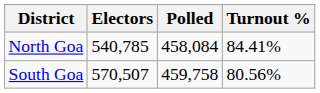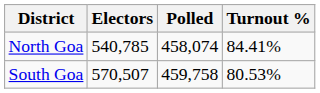(190, 46) 458,084 -> (190, 46) 458,074
(254, 74) 80.56% -> (254, 74) 80.53%
